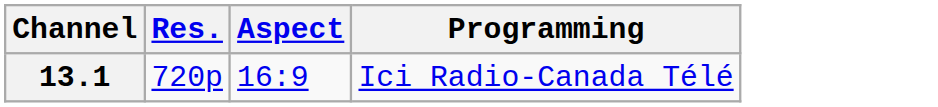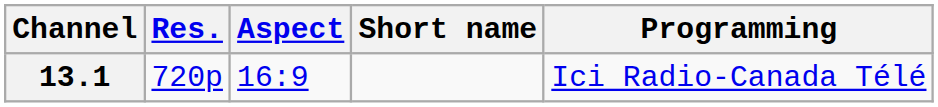+ column: (448, 29)
